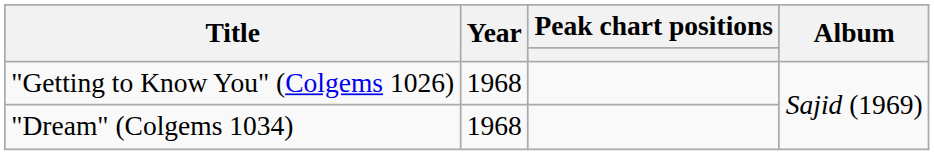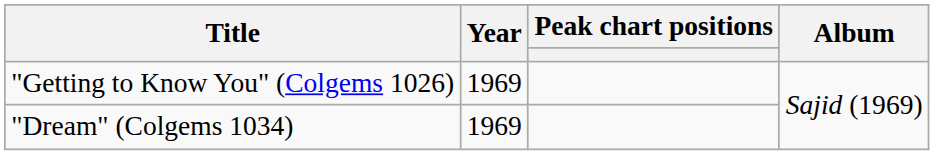(494, 82) 1968 -> (494, 82) 1969
(494, 126) 1968 -> (494, 126) 1969
